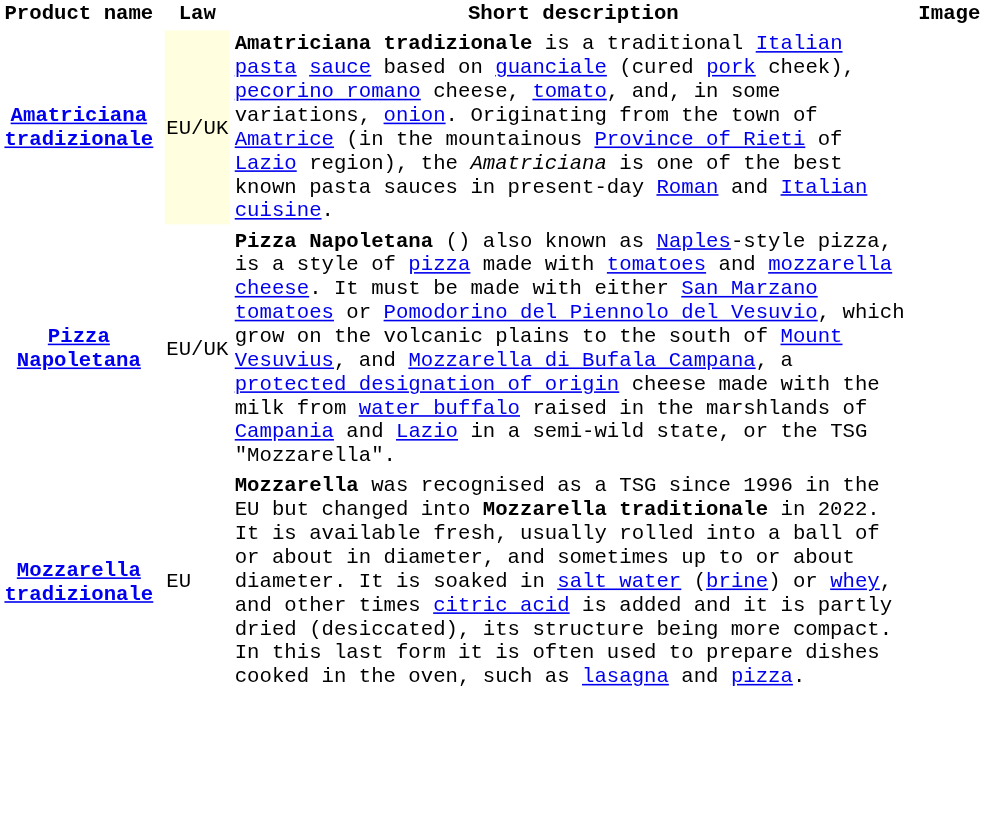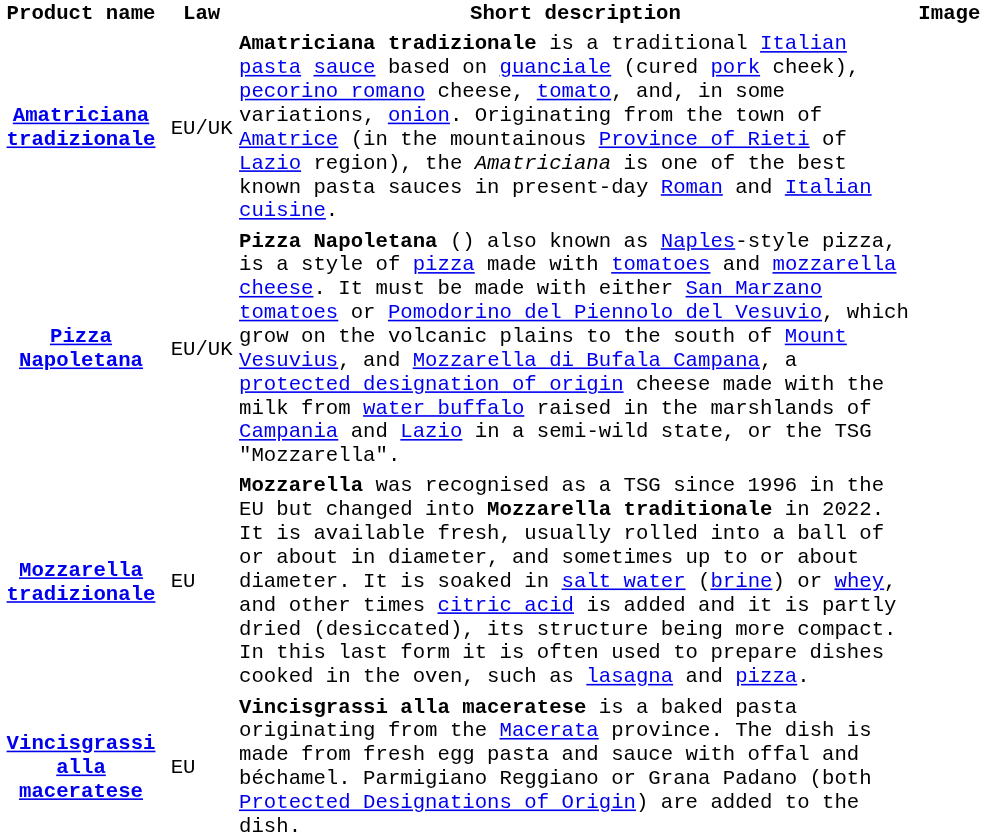(197, 127) lightyellow background -> (202, 127) no background
+ row: (81, 767)
